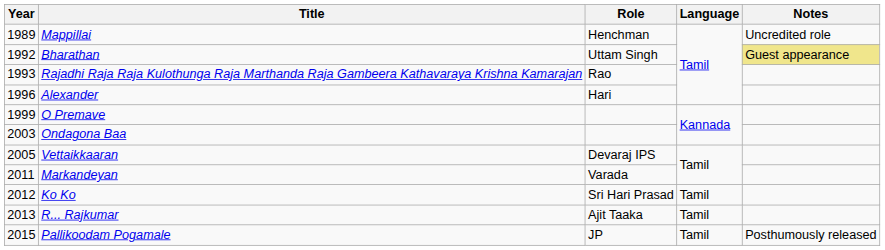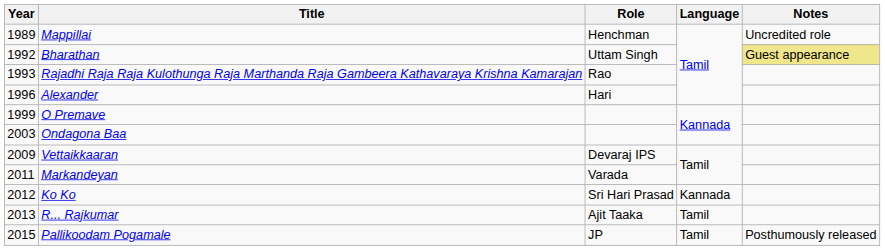(21, 154) 2005 -> (21, 154) 2009
(694, 194) Tamil -> (705, 194) Kannada
